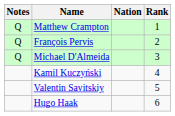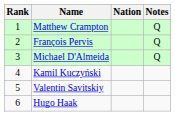columns swapped: (157, 12) <-> (18, 12)
